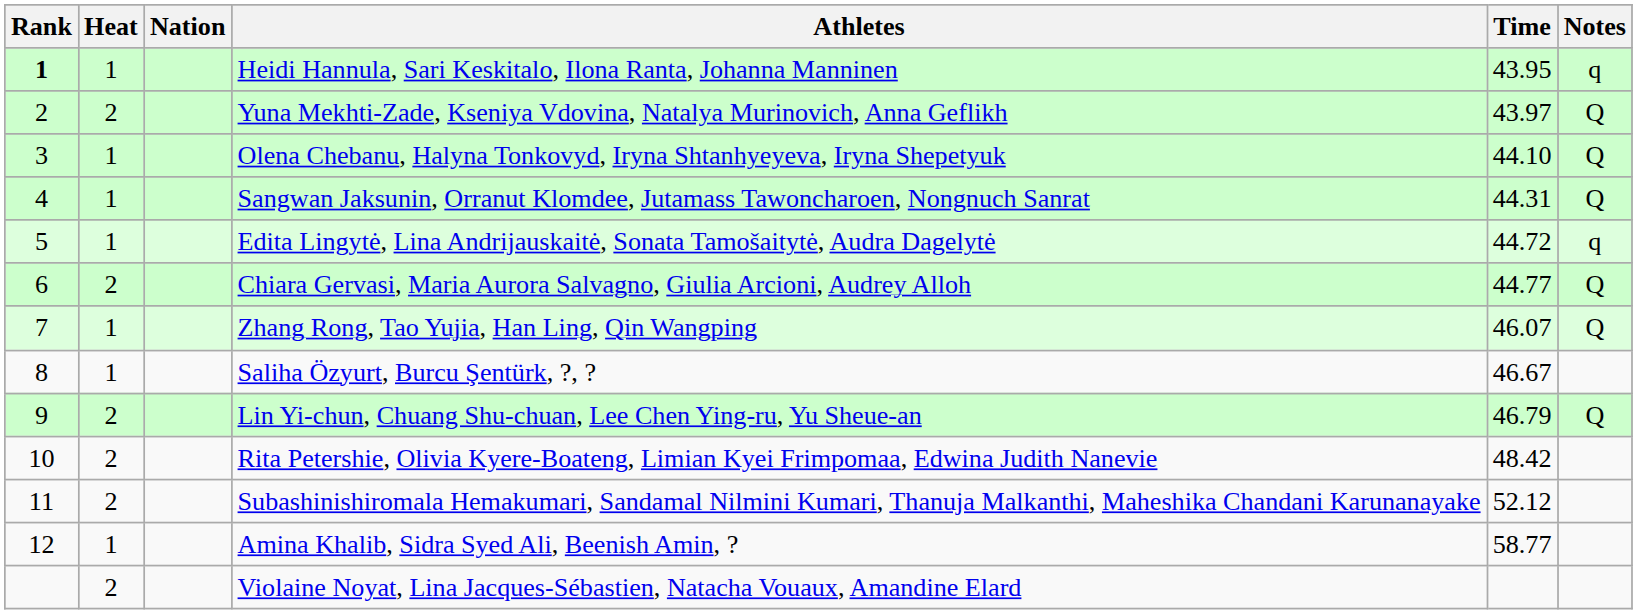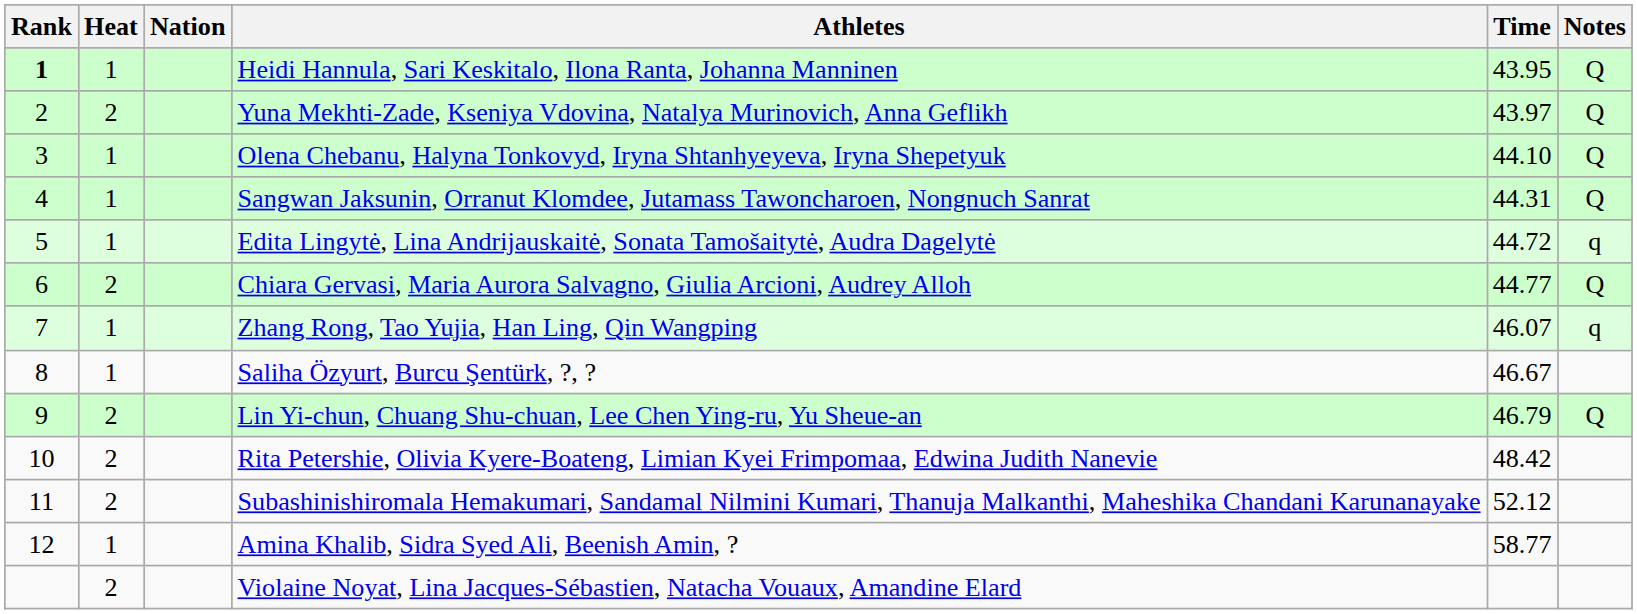(1595, 69) q -> (1595, 69) Q
(1595, 327) Q -> (1595, 327) q
